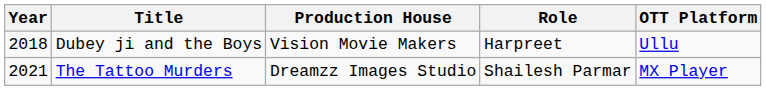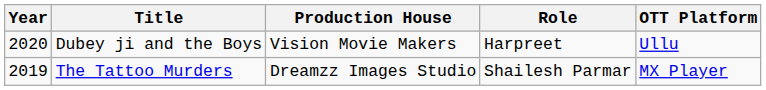(28, 45) 2018 -> (28, 45) 2020
(28, 71) 2021 -> (28, 71) 2019
